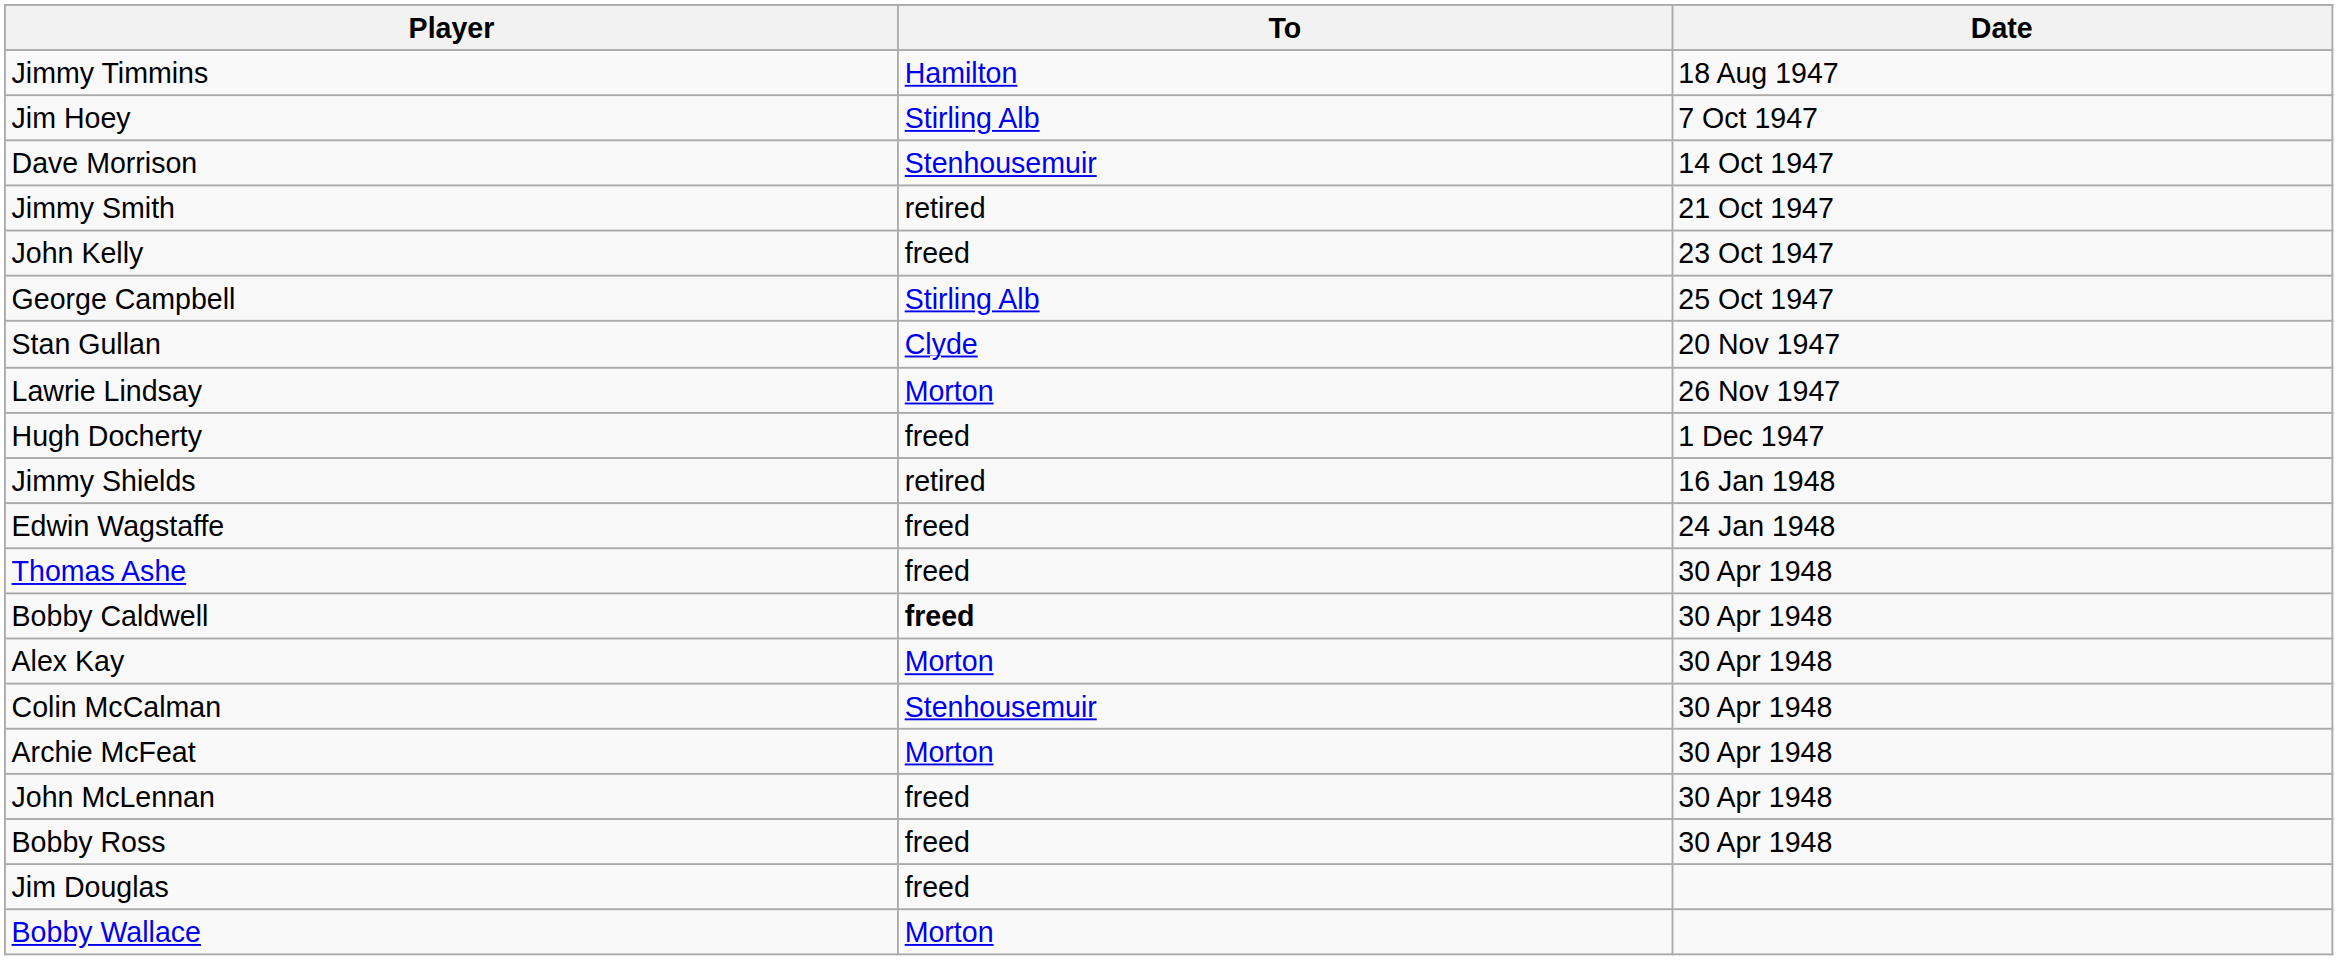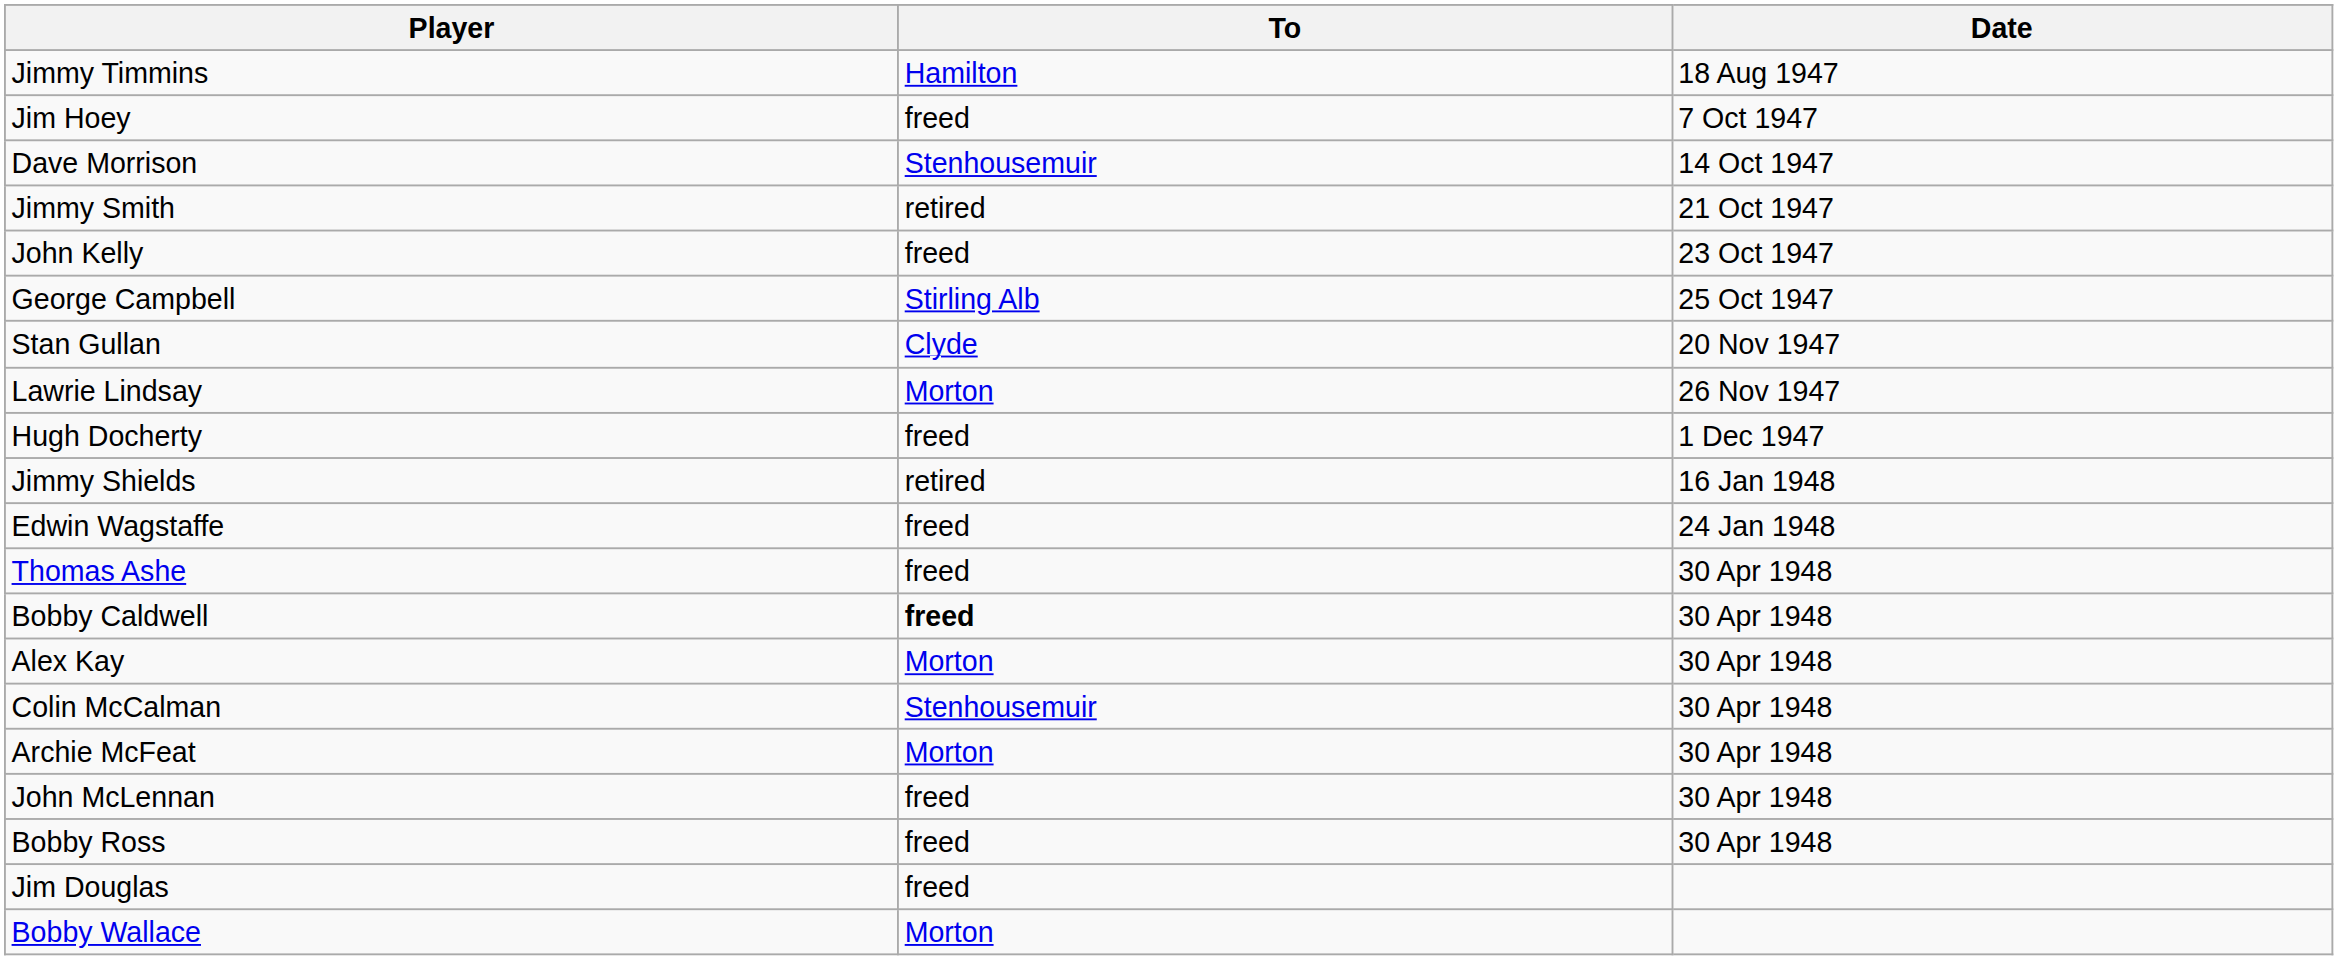(972, 118) Stirling Alb -> (937, 118) freed
